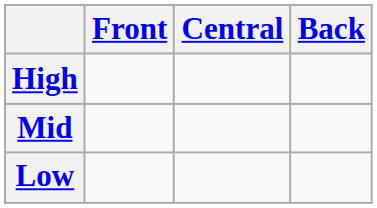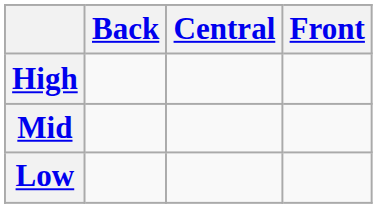columns swapped: (130, 29) <-> (331, 29)
